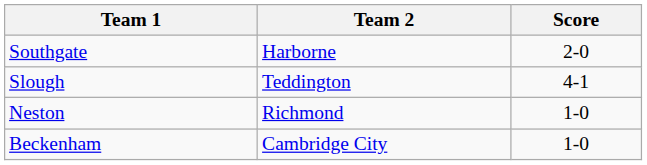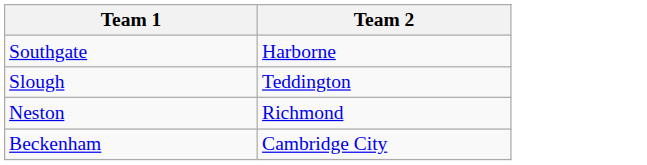- column: (576, 19)
